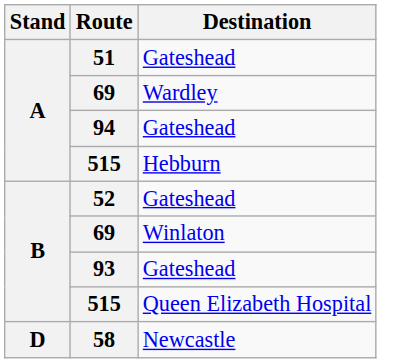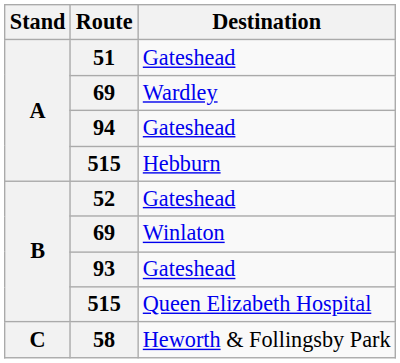+ row: (104, 339)
- row: (104, 339)
